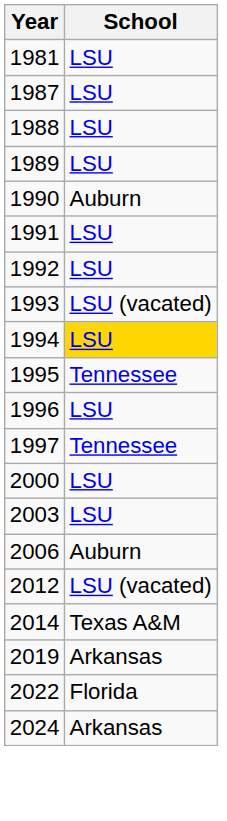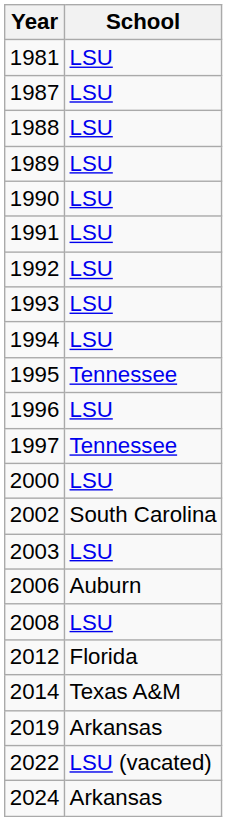(105, 198) Auburn -> (91, 198) LSU
(141, 304) LSU (vacated) -> (91, 304) LSU
(91, 339) gold background -> (91, 339) no background
+ row: (35, 515)
+ row: (35, 621)
(141, 586) LSU (vacated) -> (104, 657) Florida
(104, 692) Florida -> (141, 762) LSU (vacated)
